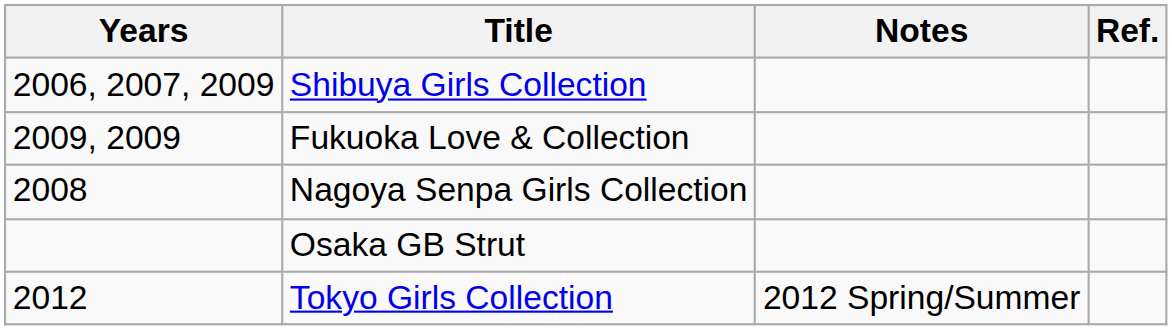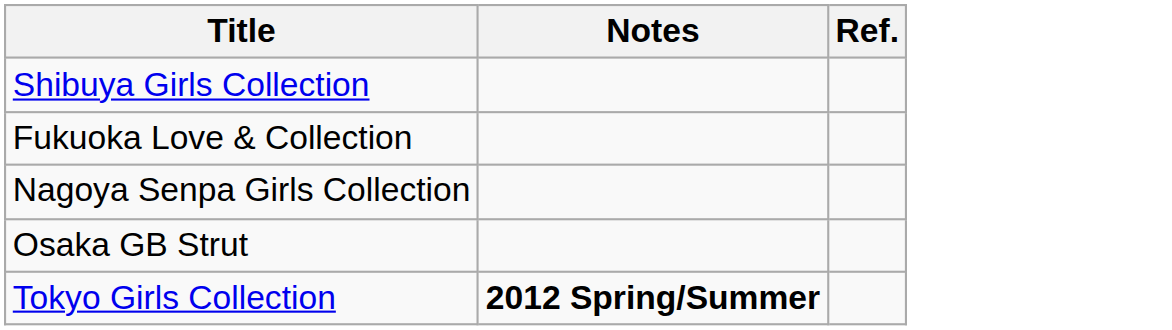- column: (144, 31)
(922, 297) normal -> (653, 297) bold
